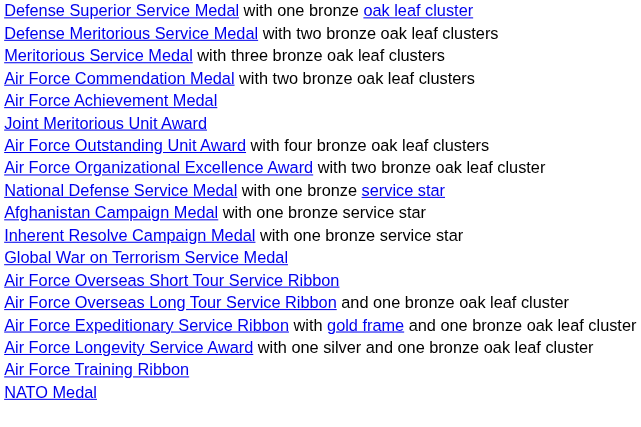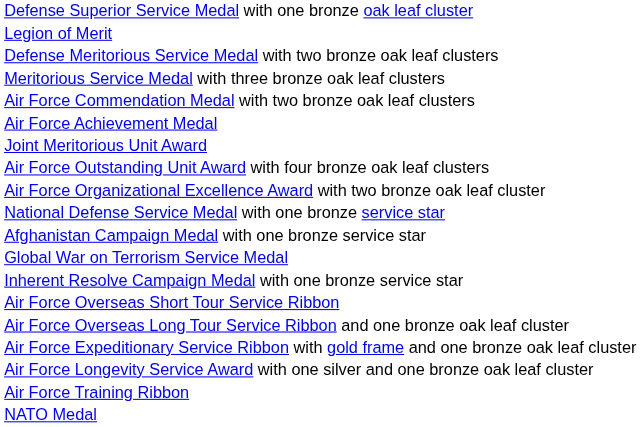+ row: (58, 33)
rows swapped: (234, 235) <-> (146, 258)
